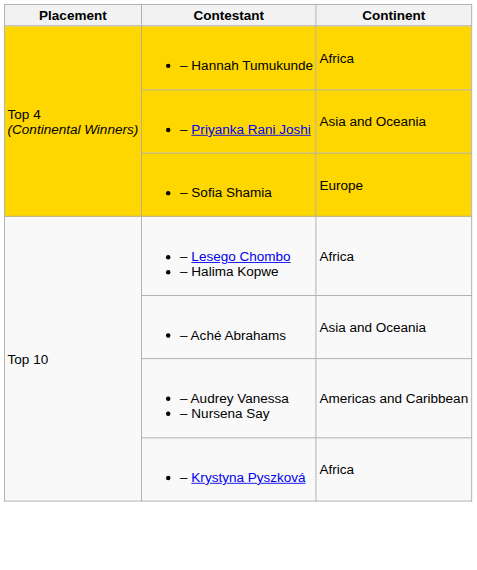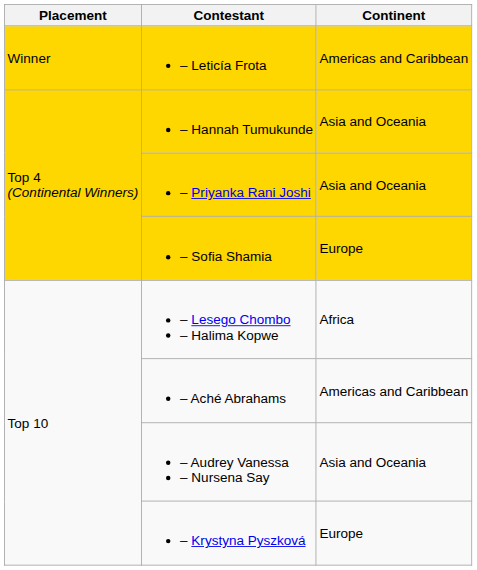+ row: (229, 65)
(337, 58) Africa -> (373, 121) Asia and Oceania
(373, 327) Asia and Oceania -> (394, 391) Americas and Caribbean
(394, 398) Americas and Caribbean -> (373, 462) Asia and Oceania
(337, 470) Africa -> (341, 533) Europe
